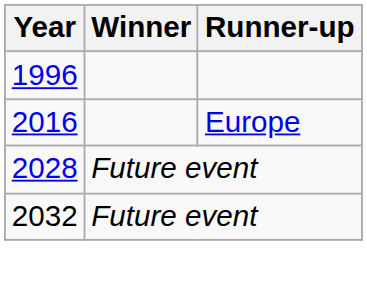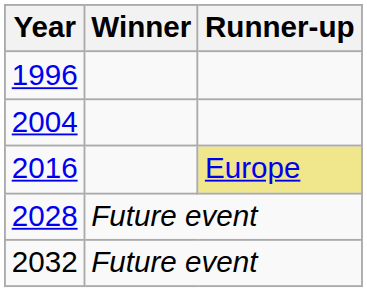+ row: (45, 121)
(253, 121) no background -> (253, 168) khaki background
